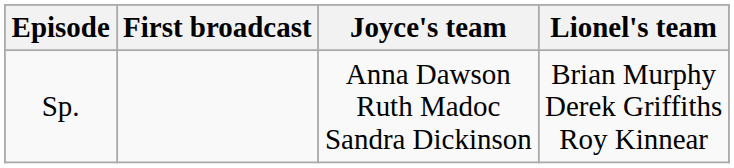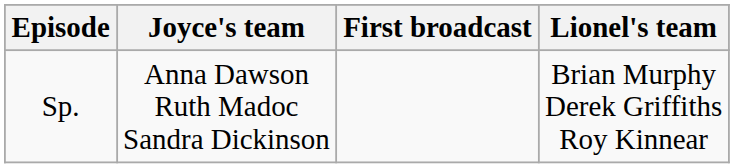columns swapped: (217, 27) <-> (428, 27)
